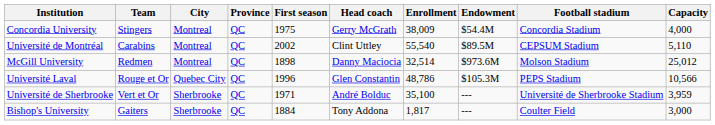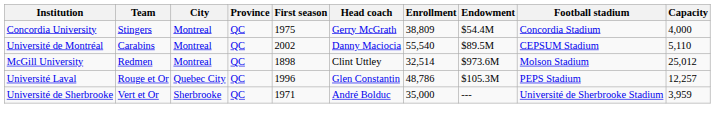(420, 29) 38,009 -> (420, 29) 38,809
(357, 45) Clint Uttley -> (367, 45) Danny Maciocia
(367, 62) Danny Maciocia -> (357, 62) Clint Uttley
(682, 78) 10,566 -> (682, 78) 12,257
(420, 95) 35,100 -> (420, 95) 35,000
- row: (48, 111)
